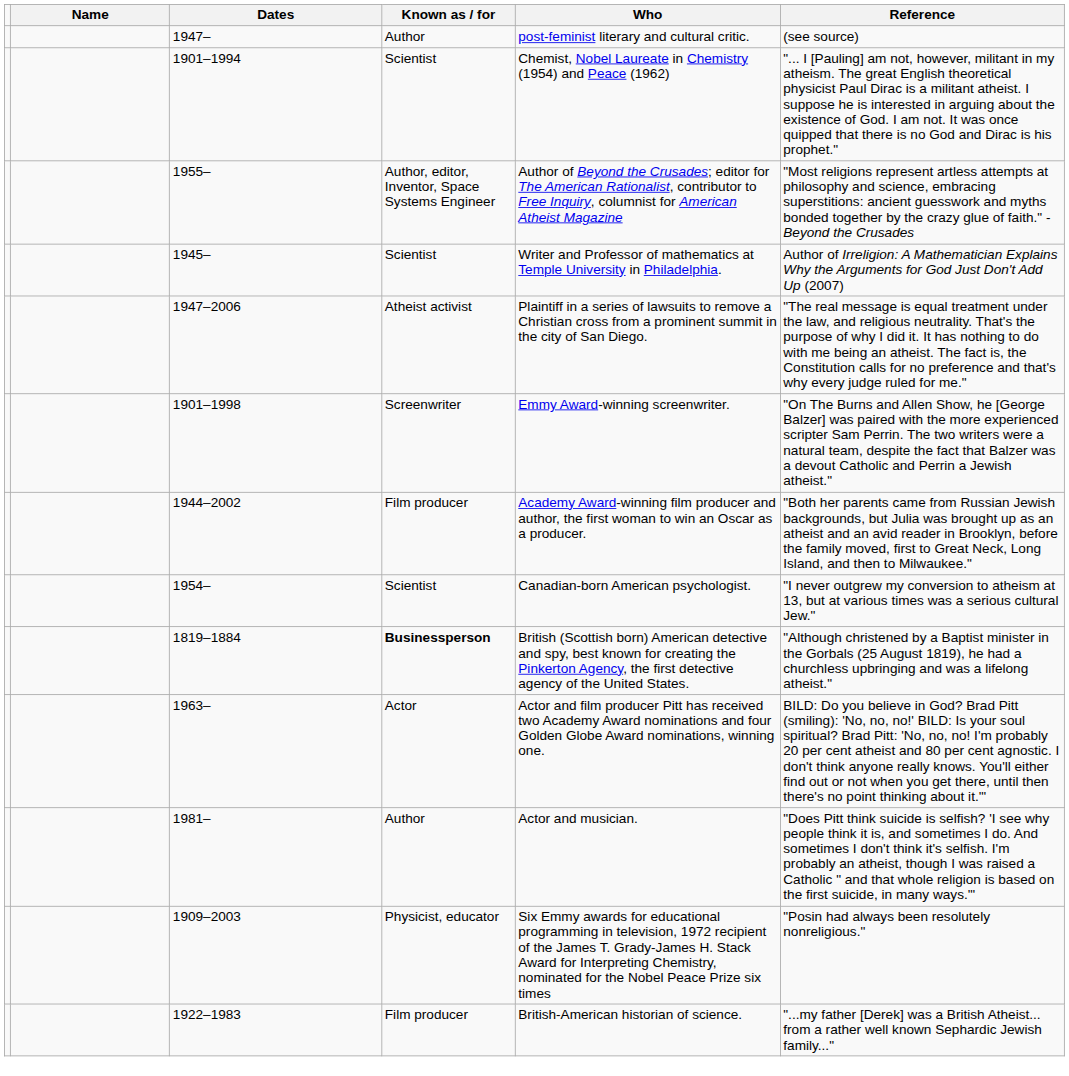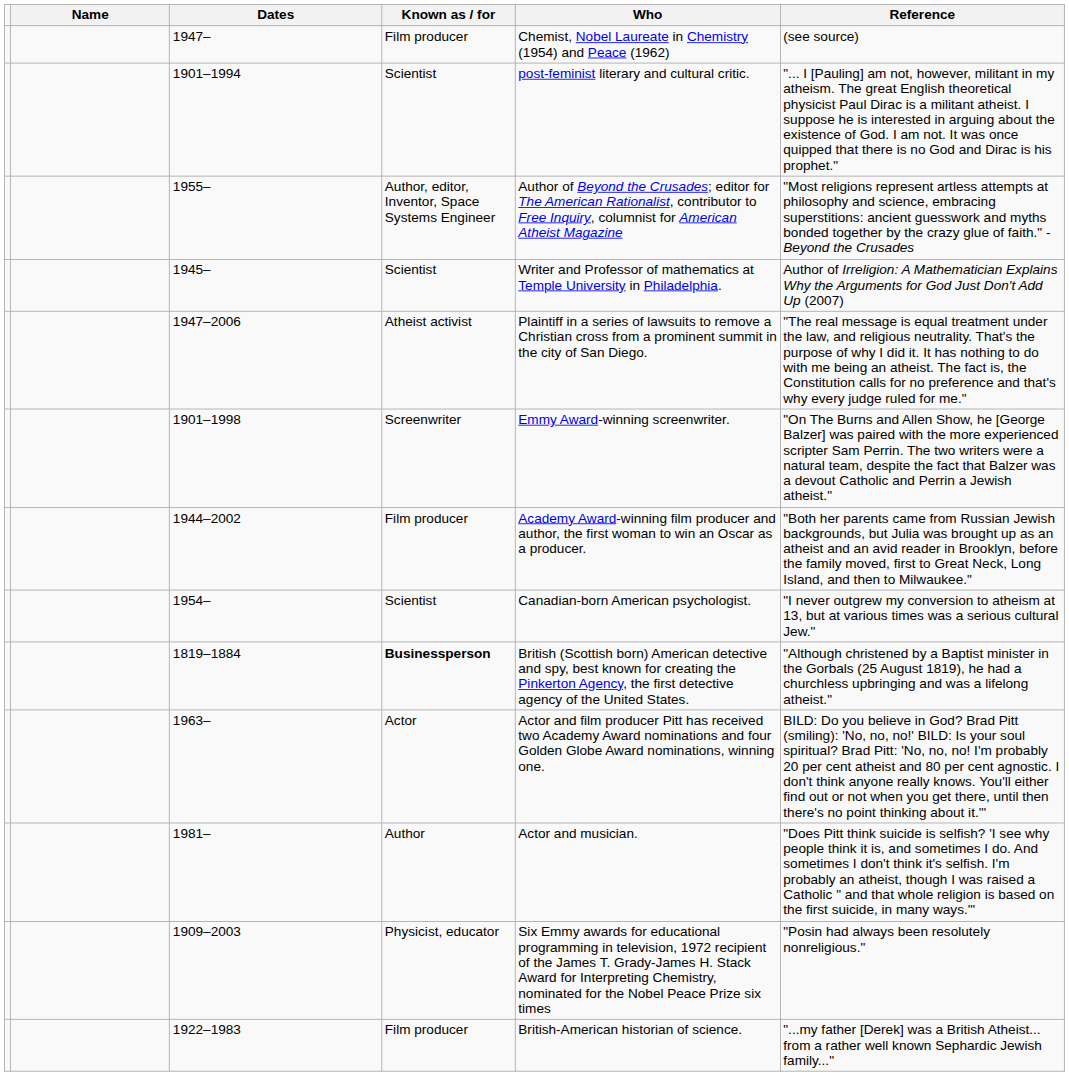(405, 36) Author -> (426, 36) Film producer
(634, 36) post-feminist literary and cultural critic. -> (633, 44) Chemist, Nobel Laureate in Chemistry (1954) and Peace (1962)
(633, 66) Chemist, Nobel Laureate in Chemistry (1954) and Peace (1962) -> (634, 73) post-feminist literary and cultural critic.
